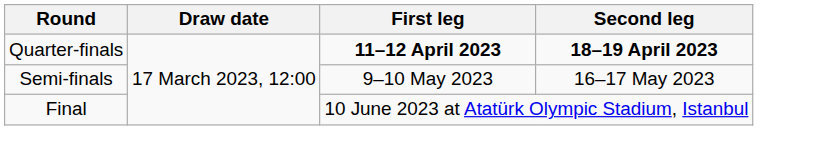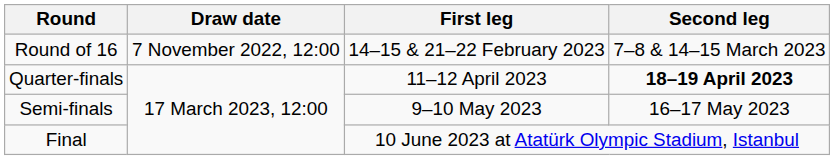+ row: (66, 49)
(428, 49) bold -> (477, 79) normal
